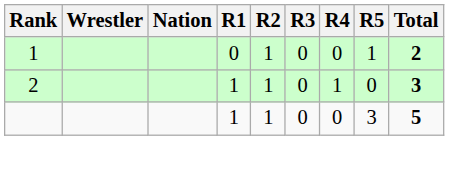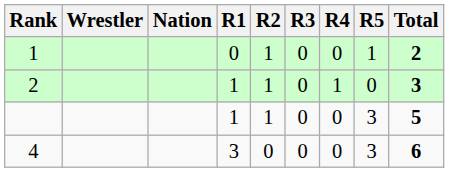+ row: (33, 150)
